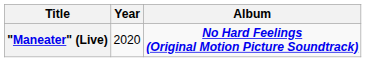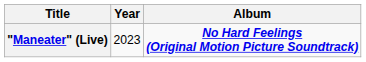(127, 40) 2020 -> (127, 40) 2023
